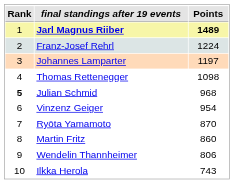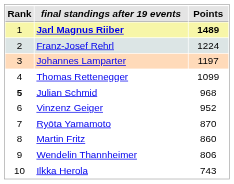(208, 77) 1098 -> (208, 77) 1099
(208, 108) 954 -> (208, 108) 952
